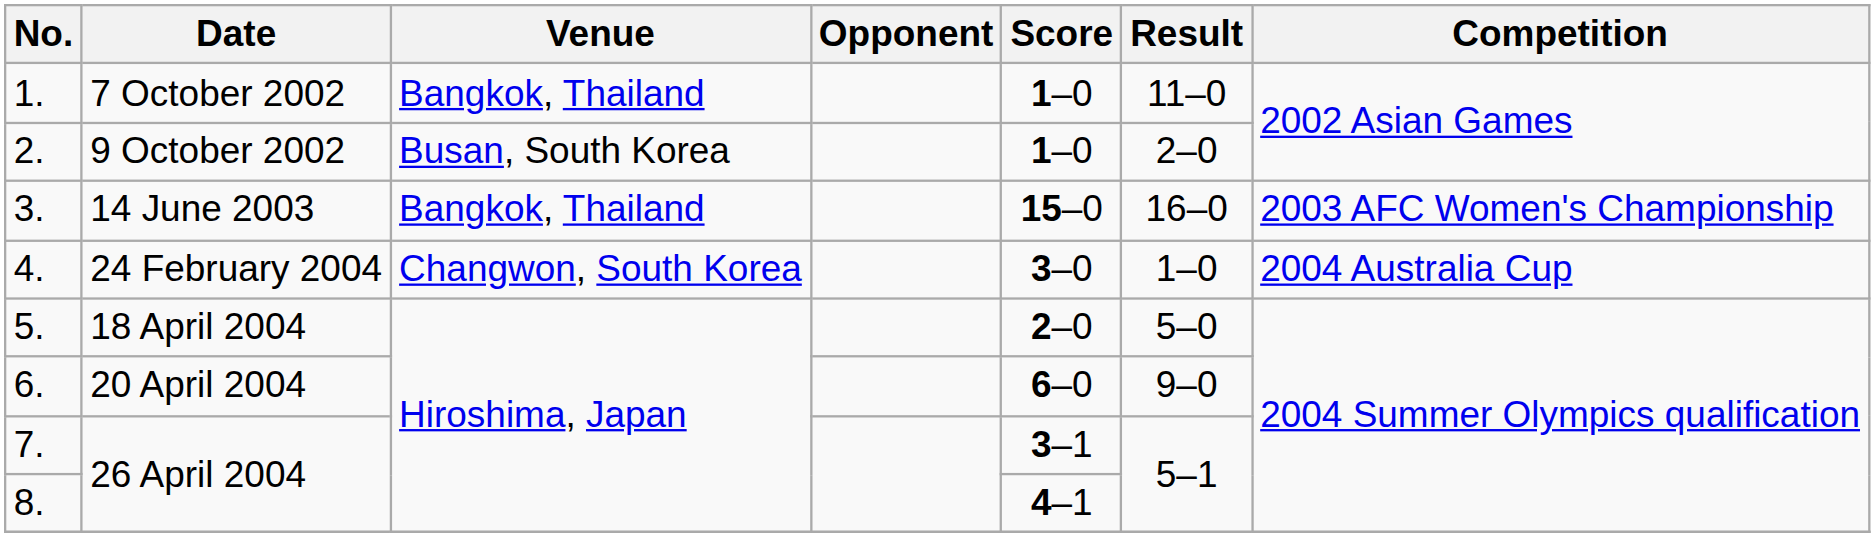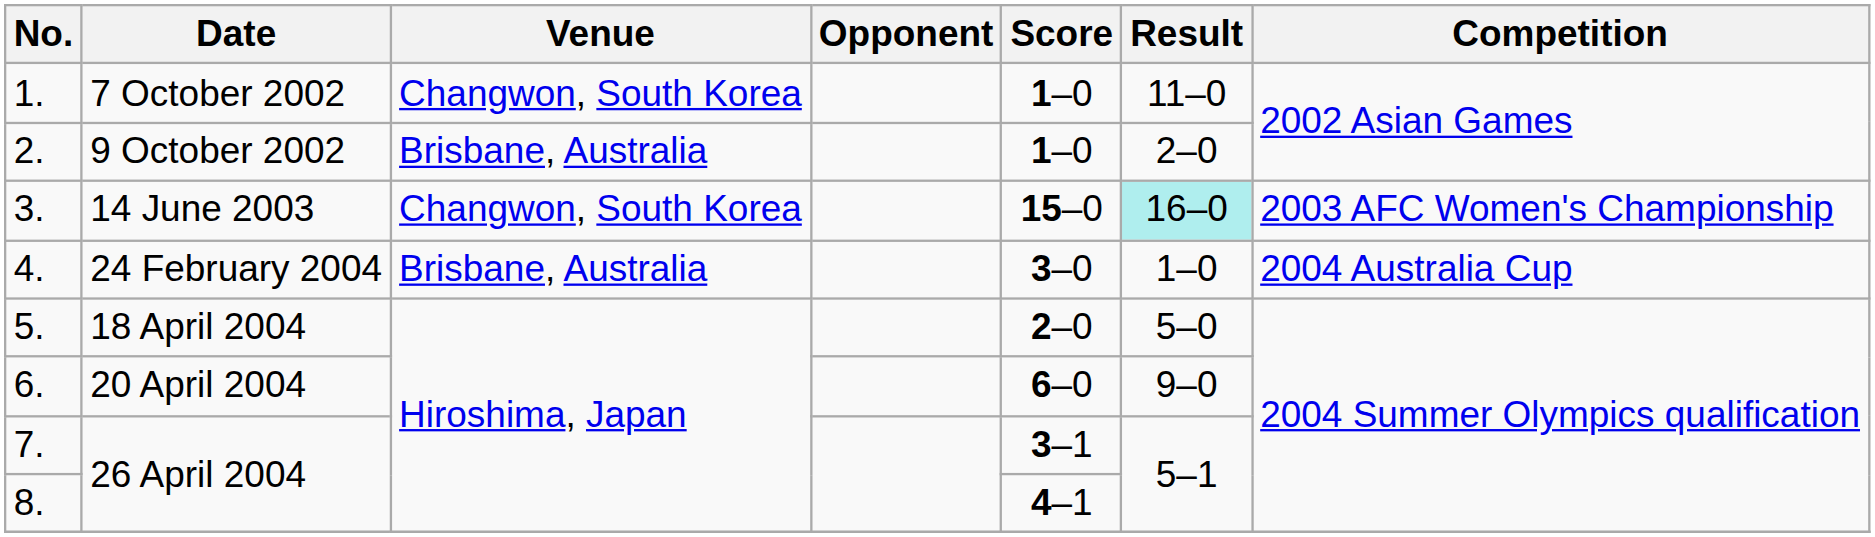(552, 92) Bangkok, Thailand -> (600, 92) Changwon, South Korea
(564, 151) Busan, South Korea -> (553, 151) Brisbane, Australia
(552, 209) Bangkok, Thailand -> (600, 209) Changwon, South Korea
(1187, 209) no background -> (1187, 209) paleturquoise background
(600, 268) Changwon, South Korea -> (553, 268) Brisbane, Australia
